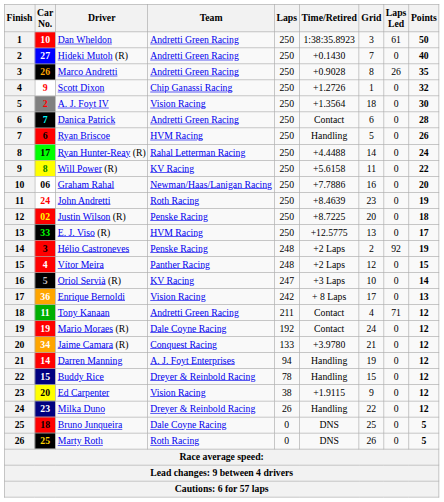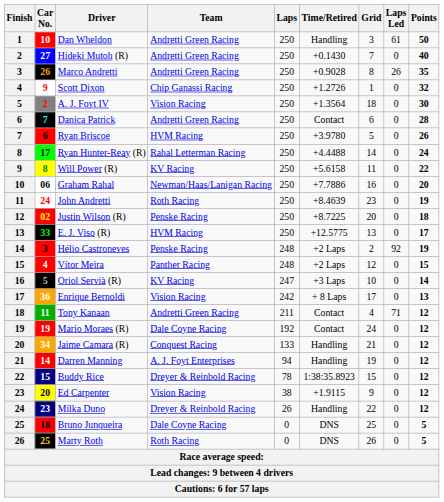(329, 40) 1:38:35.8923 -> (329, 40) Handling
(329, 136) Handling -> (329, 136) +3.9780
(329, 345) +3.9780 -> (329, 345) Handling
(329, 377) Handling -> (329, 377) 1:38:35.8923
